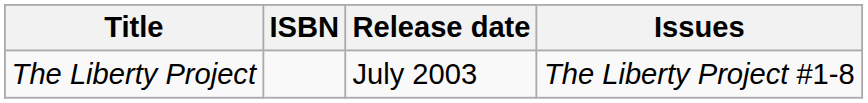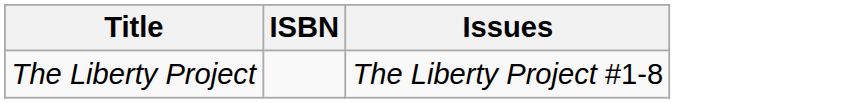- column: (441, 27)
